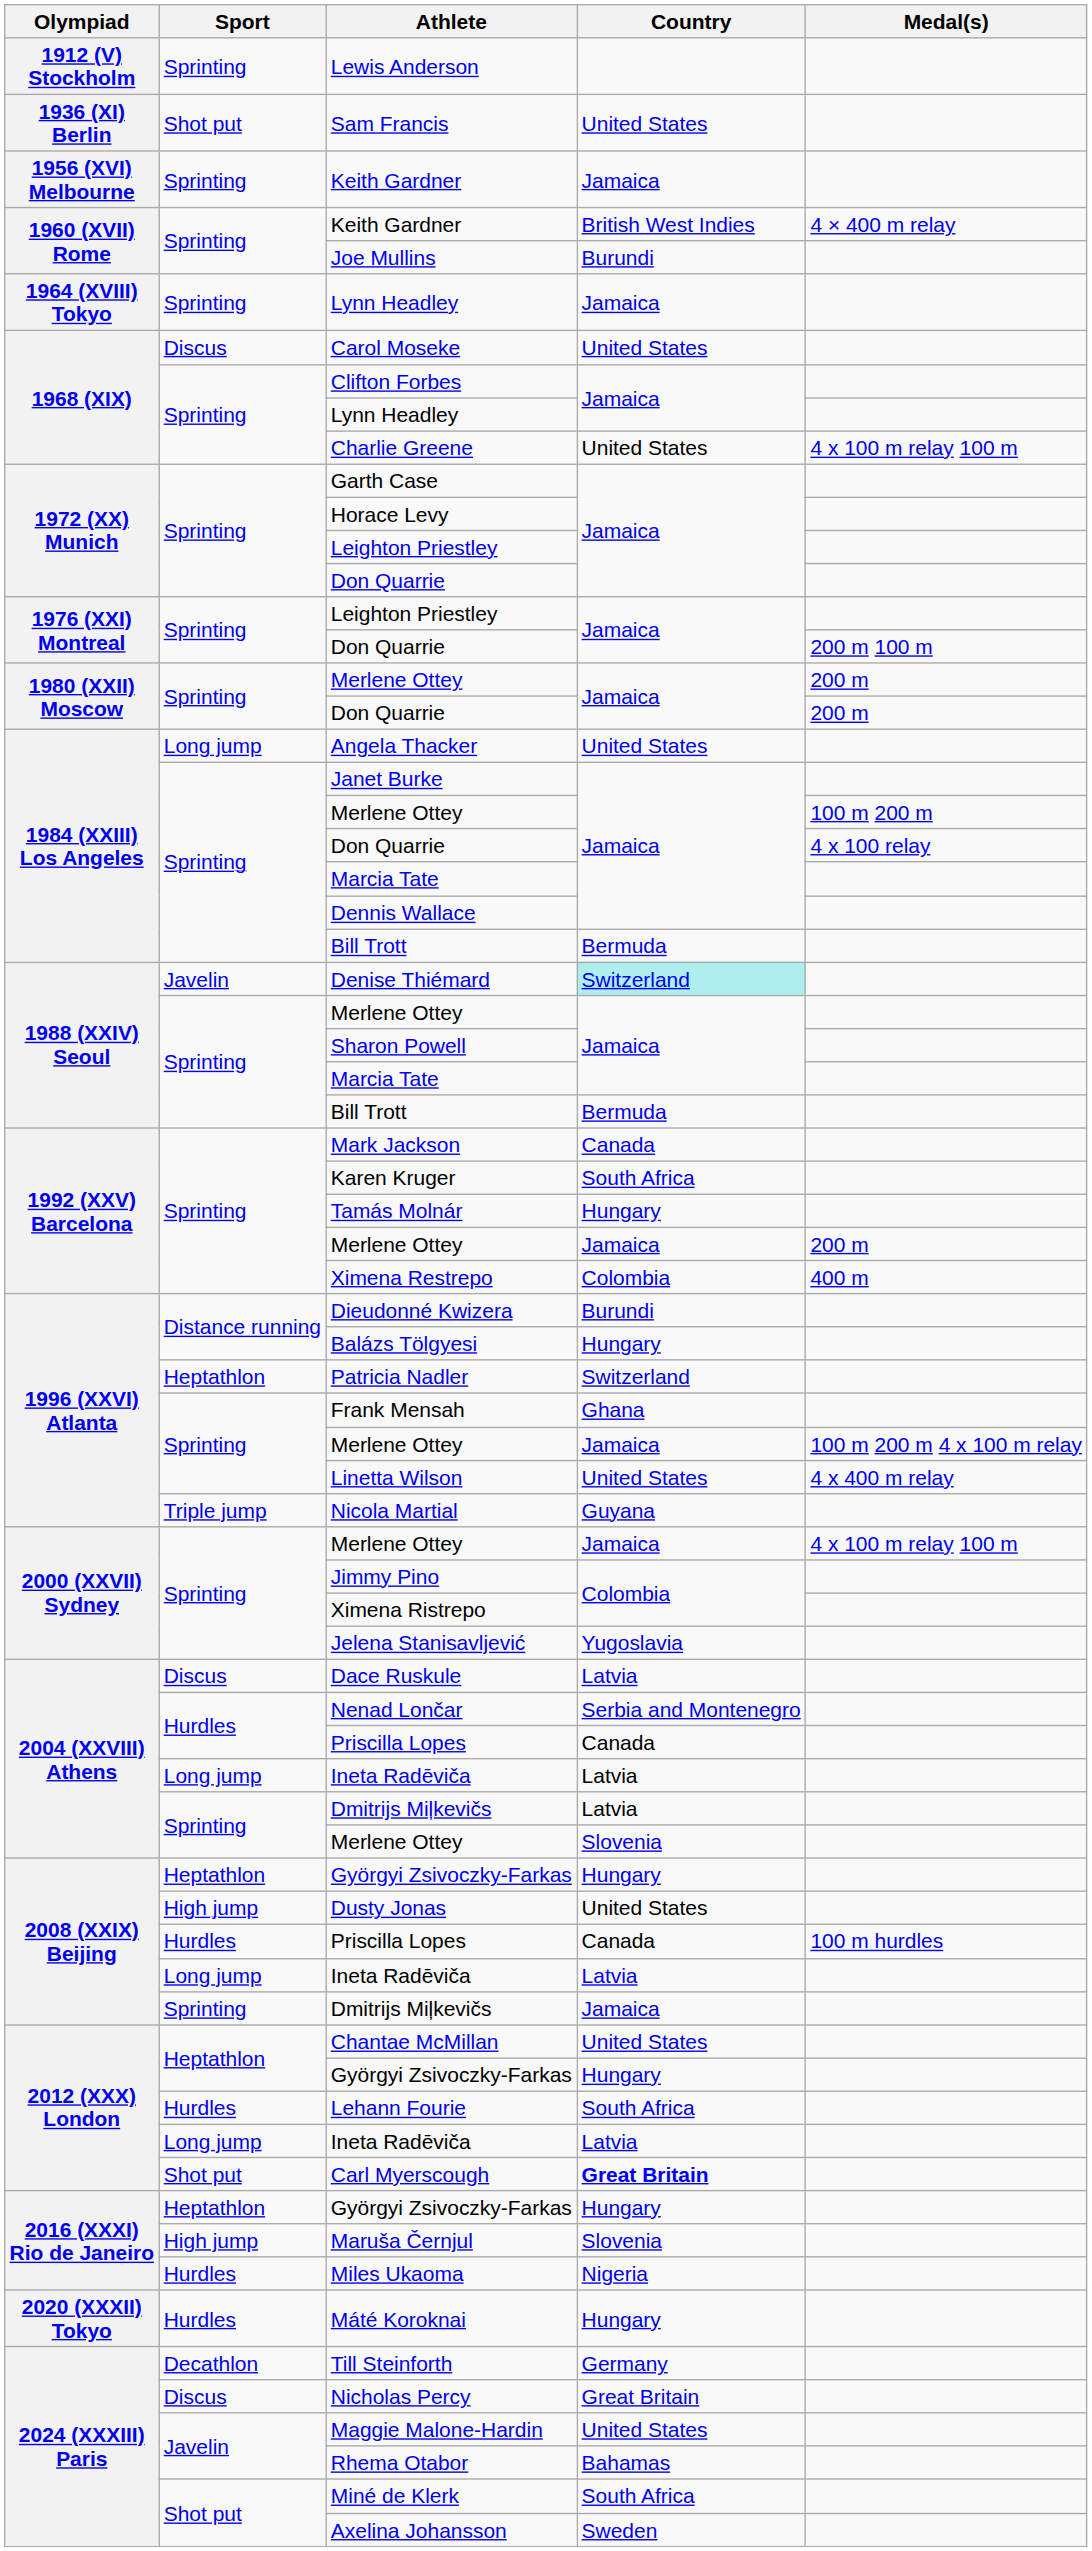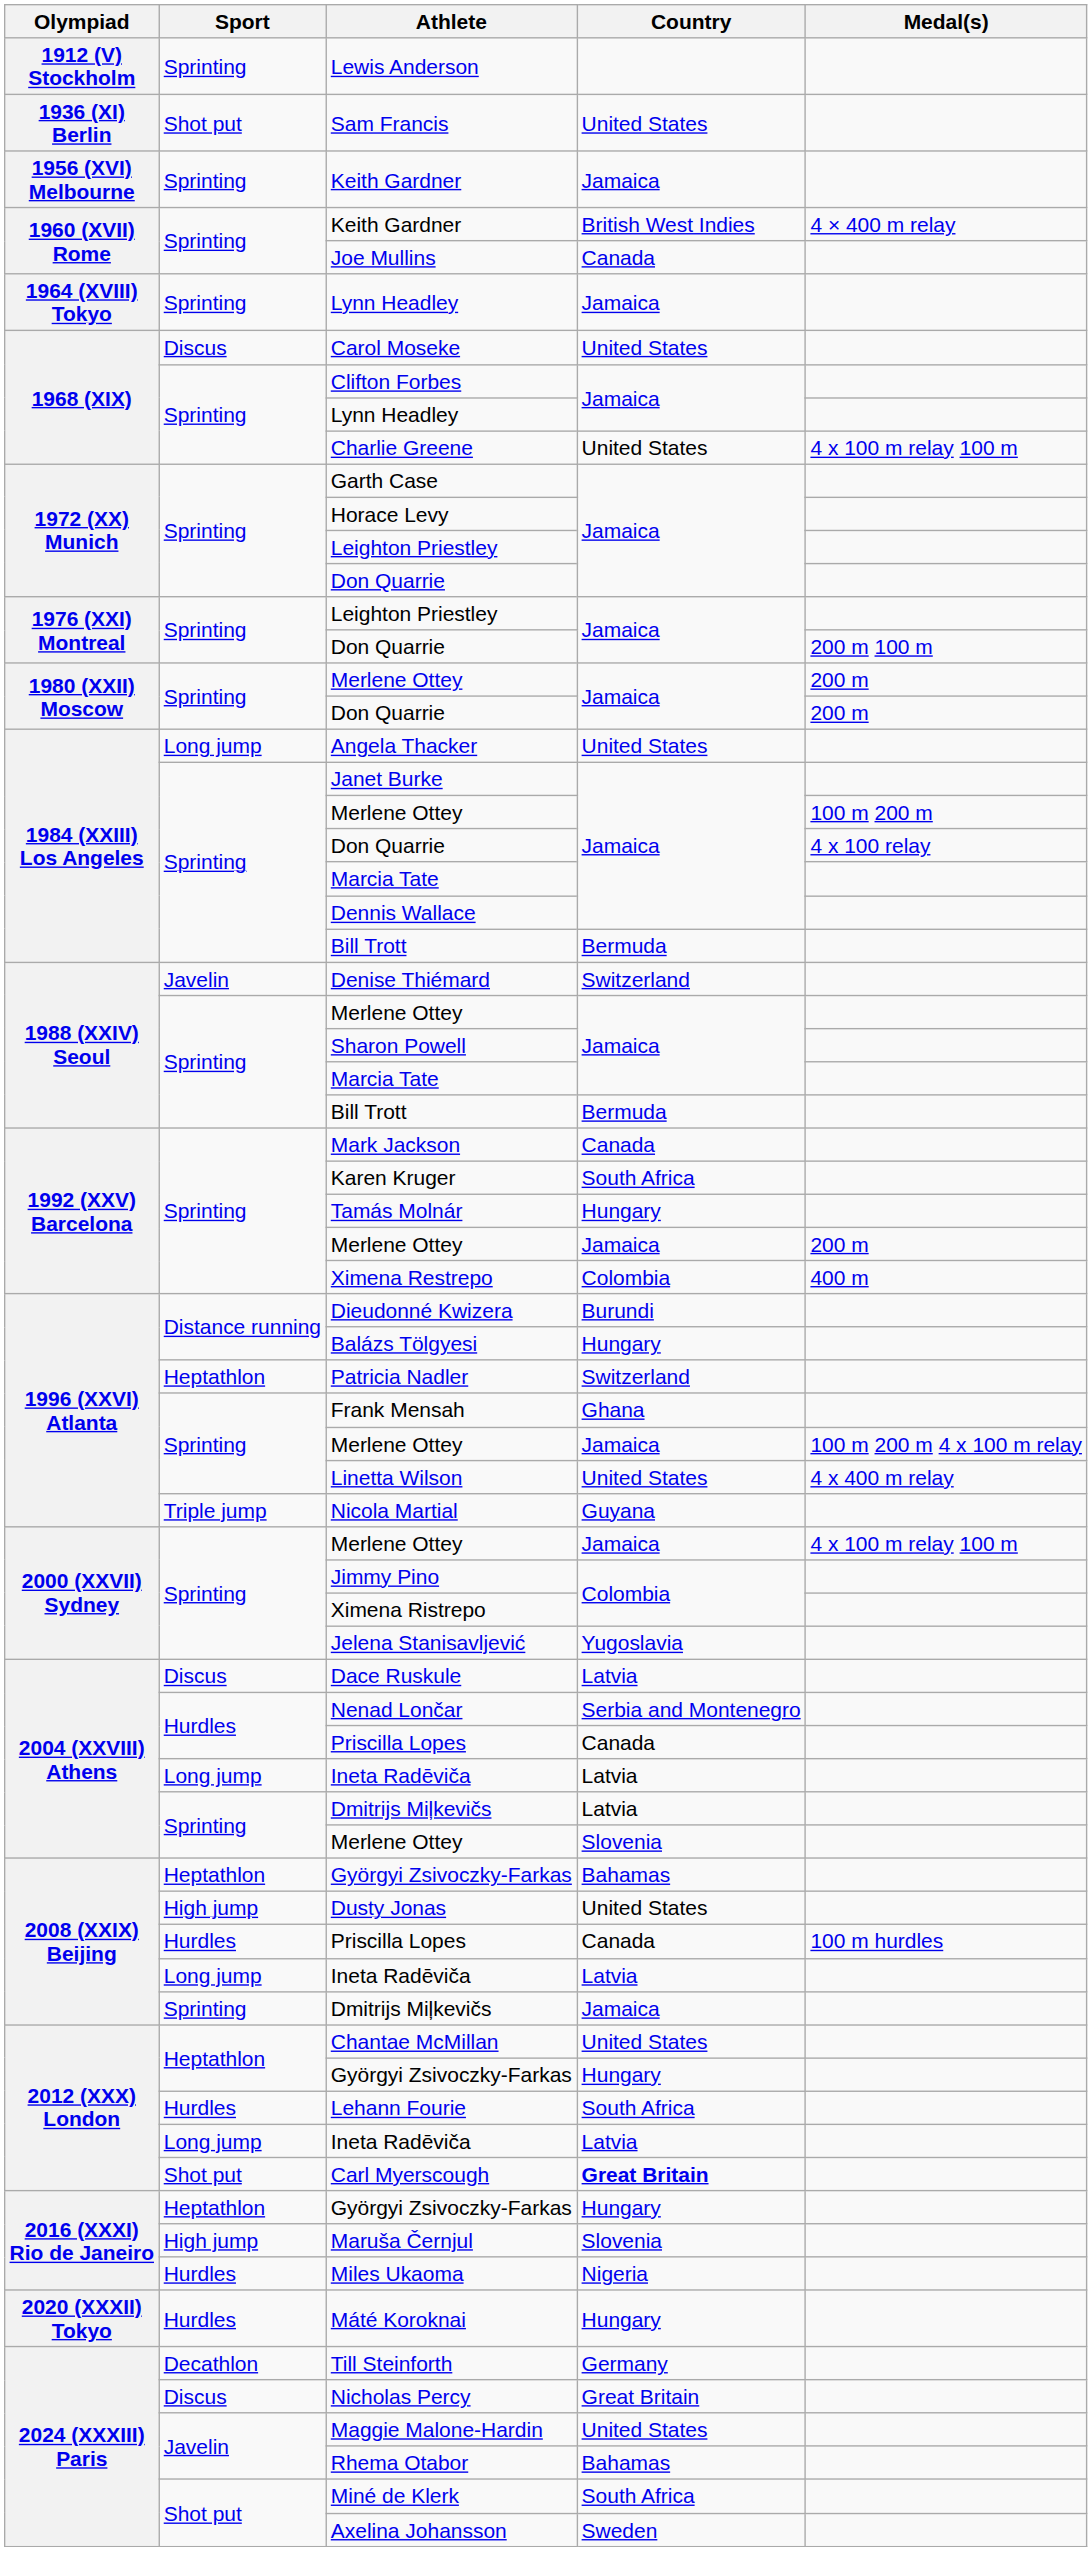(618, 258) Burundi -> (618, 258) Canada
(636, 979) paleturquoise background -> (636, 979) no background
(621, 1875) Hungary -> (626, 1875) Bahamas
